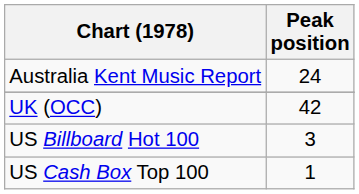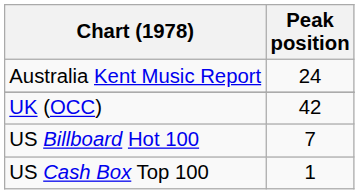(310, 140) 3 -> (310, 140) 7
